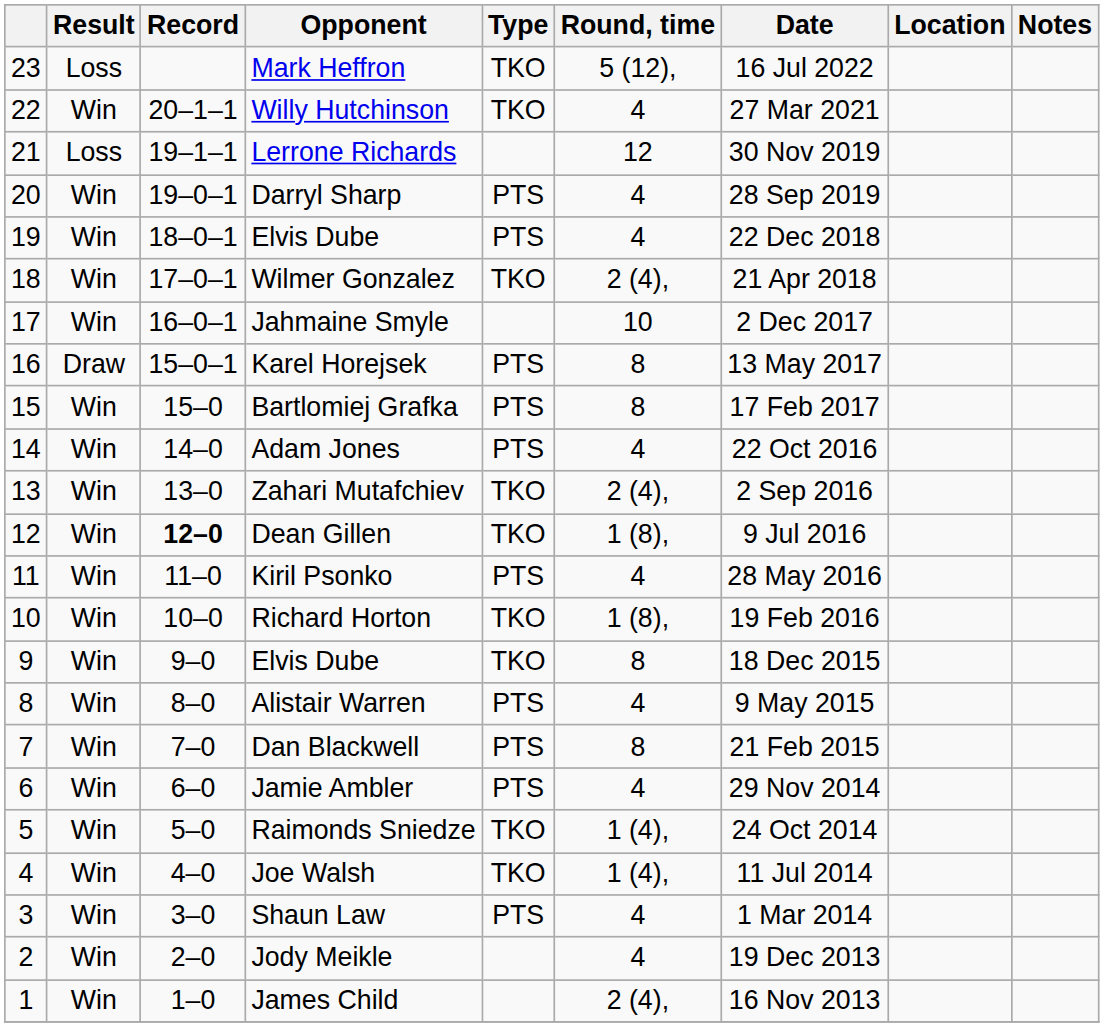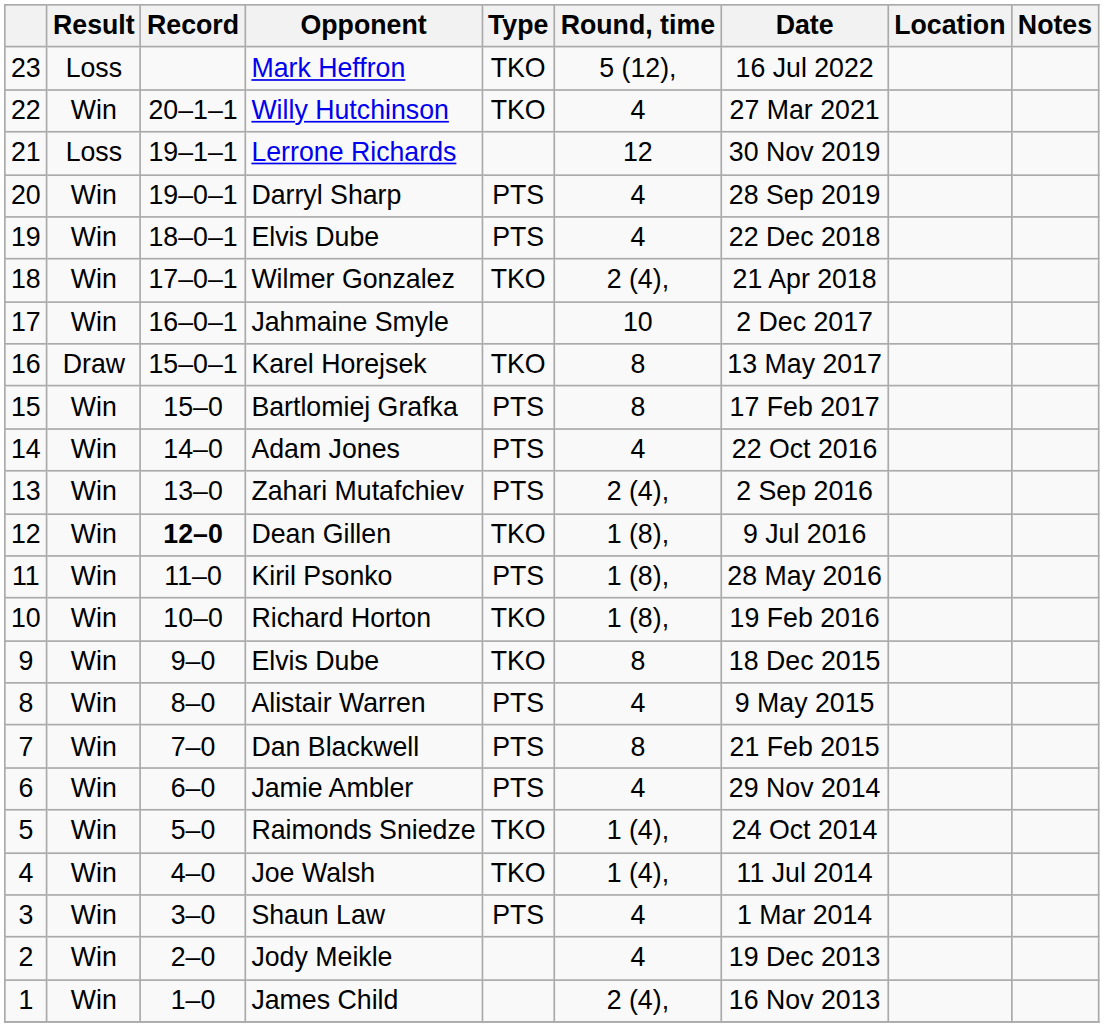(518, 364) PTS -> (518, 364) TKO
(518, 491) TKO -> (518, 491) PTS
(638, 576) 4 -> (638, 576) 1 (8),
